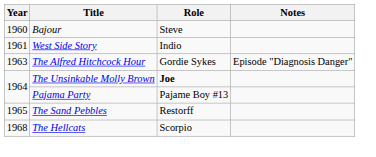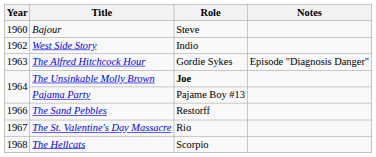(17, 45) 1961 -> (17, 45) 1962
(17, 111) 1965 -> (17, 111) 1966
+ row: (102, 128)
